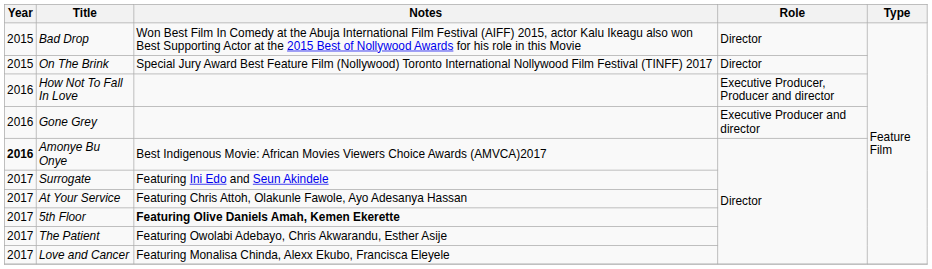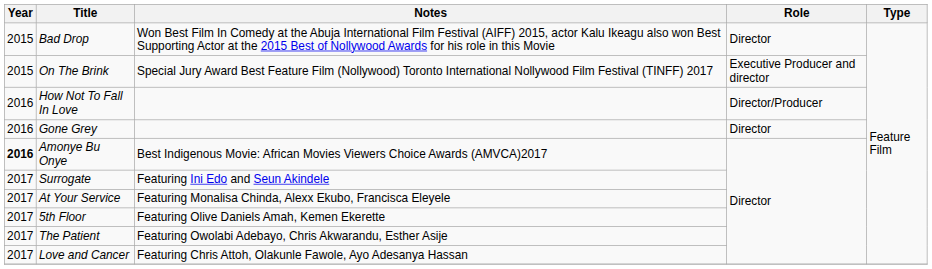(741, 64) Director -> (792, 71) Executive Producer and director
(777, 90) Executive Producer, Producer and director -> (776, 103) Director/Producer
(783, 122) Executive Producer and director -> (750, 128) Director
(302, 198) Featuring Chris Attoh, Olakunle Fawole, Ayo Adesanya Hassan -> (294, 198) Featuring Monalisa Chinda, Alexx Ekubo, Francisca Eleyele
(268, 217) bold -> (261, 217) normal
(293, 254) Featuring Monalisa Chinda, Alexx Ekubo, Francisca Eleyele -> (302, 254) Featuring Chris Attoh, Olakunle Fawole, Ayo Adesanya Hassan
